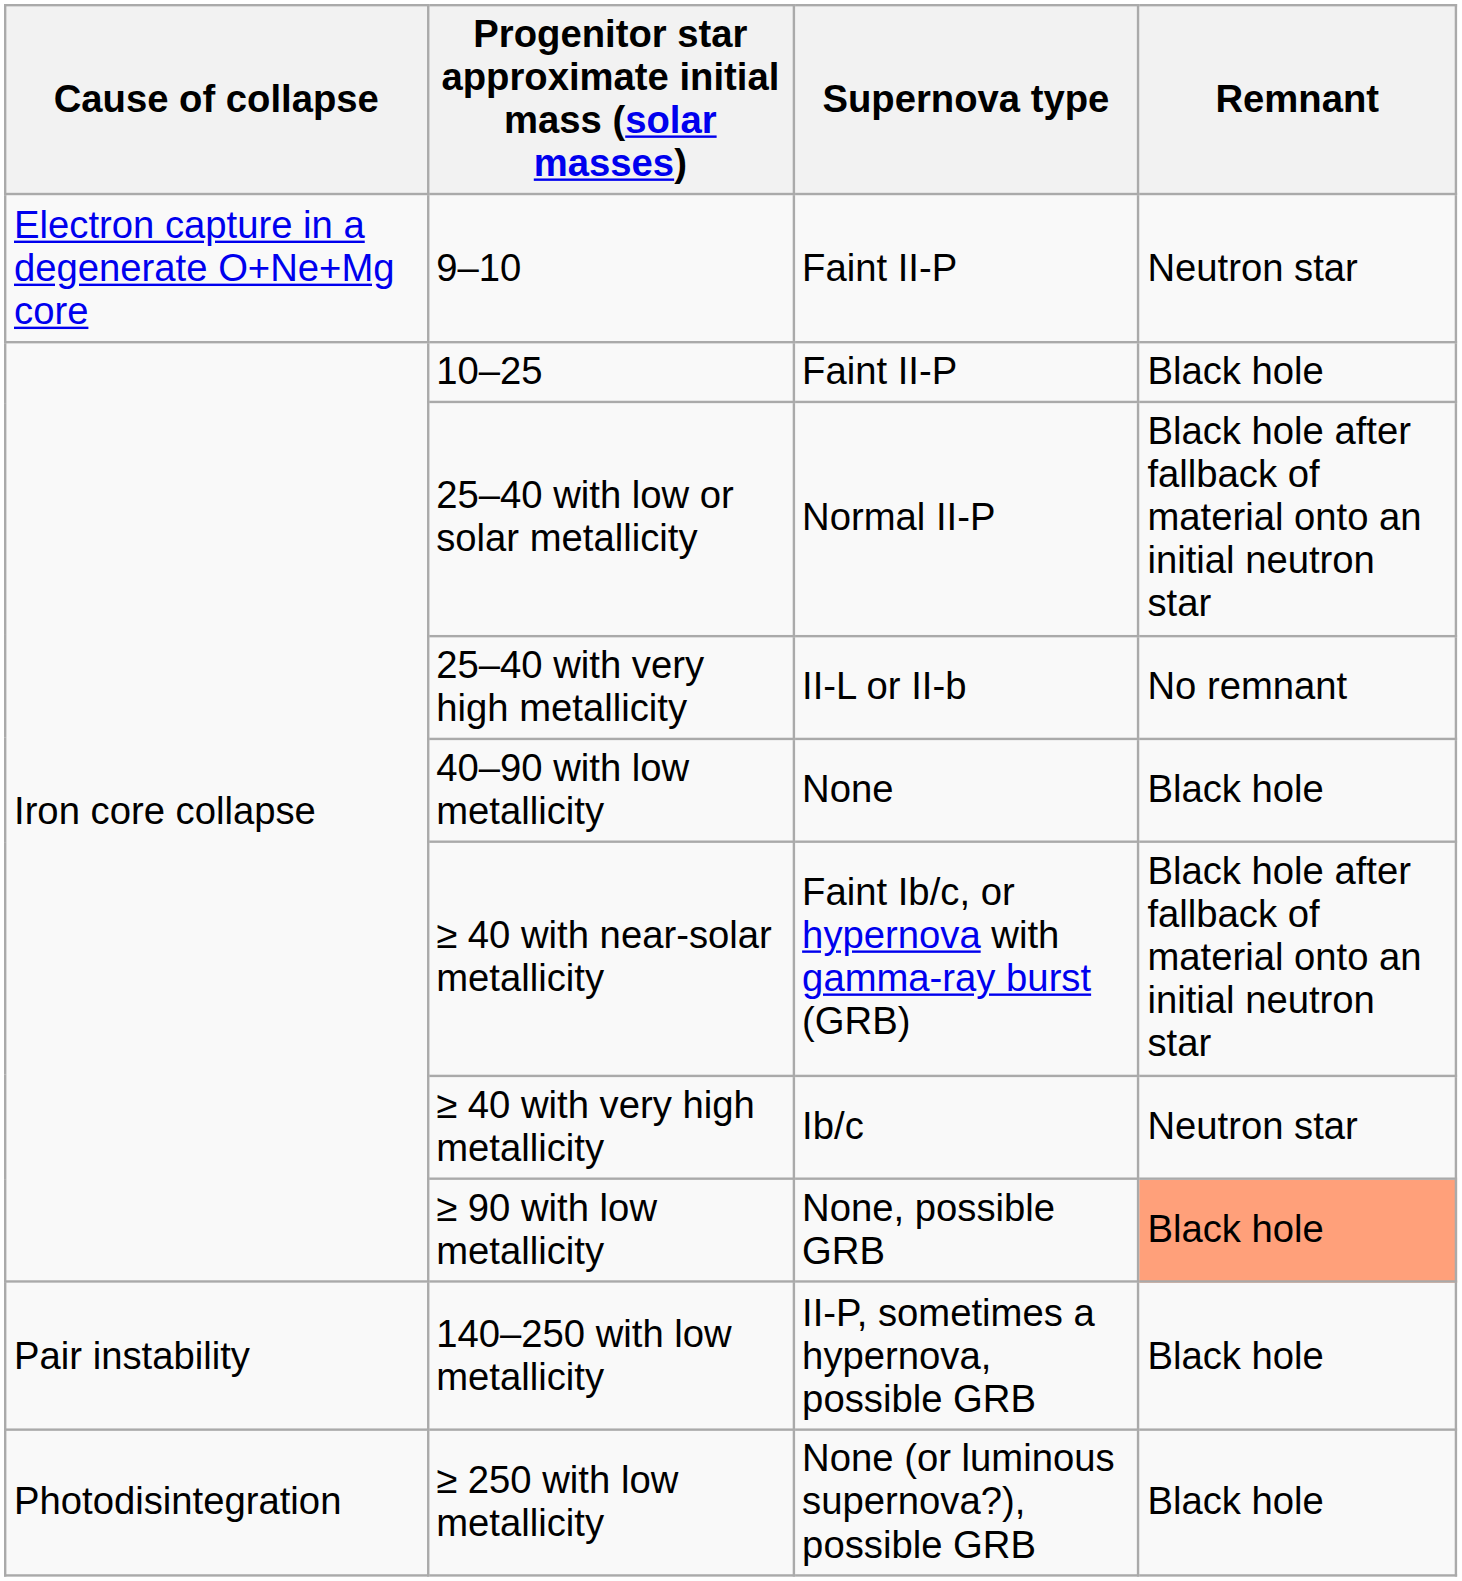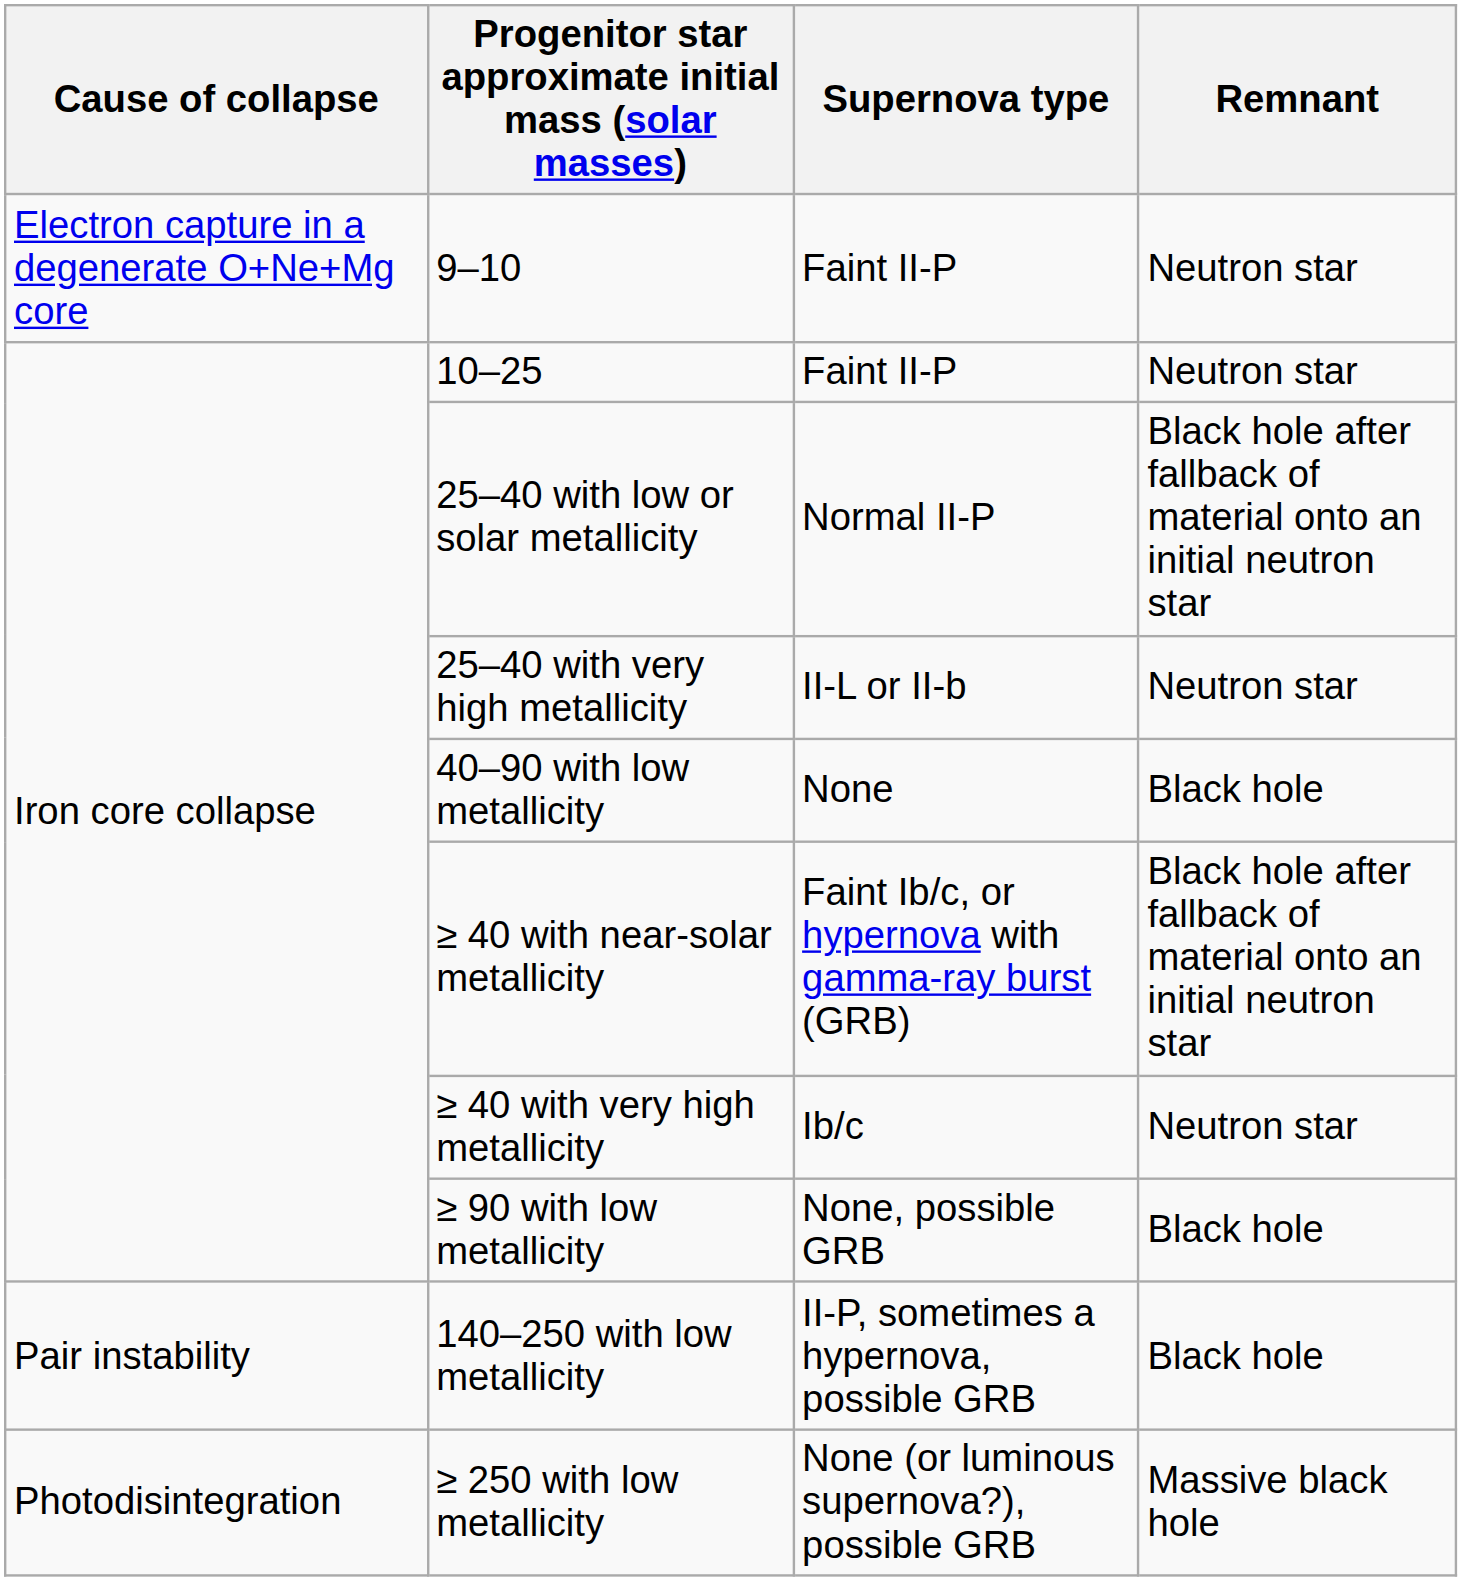(1236, 371) Black hole -> (1253, 371) Neutron star
(1247, 686) No remnant -> (1253, 686) Neutron star
(1236, 1229) lightsalmon background -> (1236, 1229) no background
(1236, 1501) Black hole -> (1267, 1501) Massive black hole
